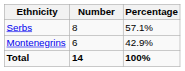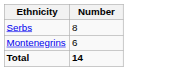- column: (152, 12)
